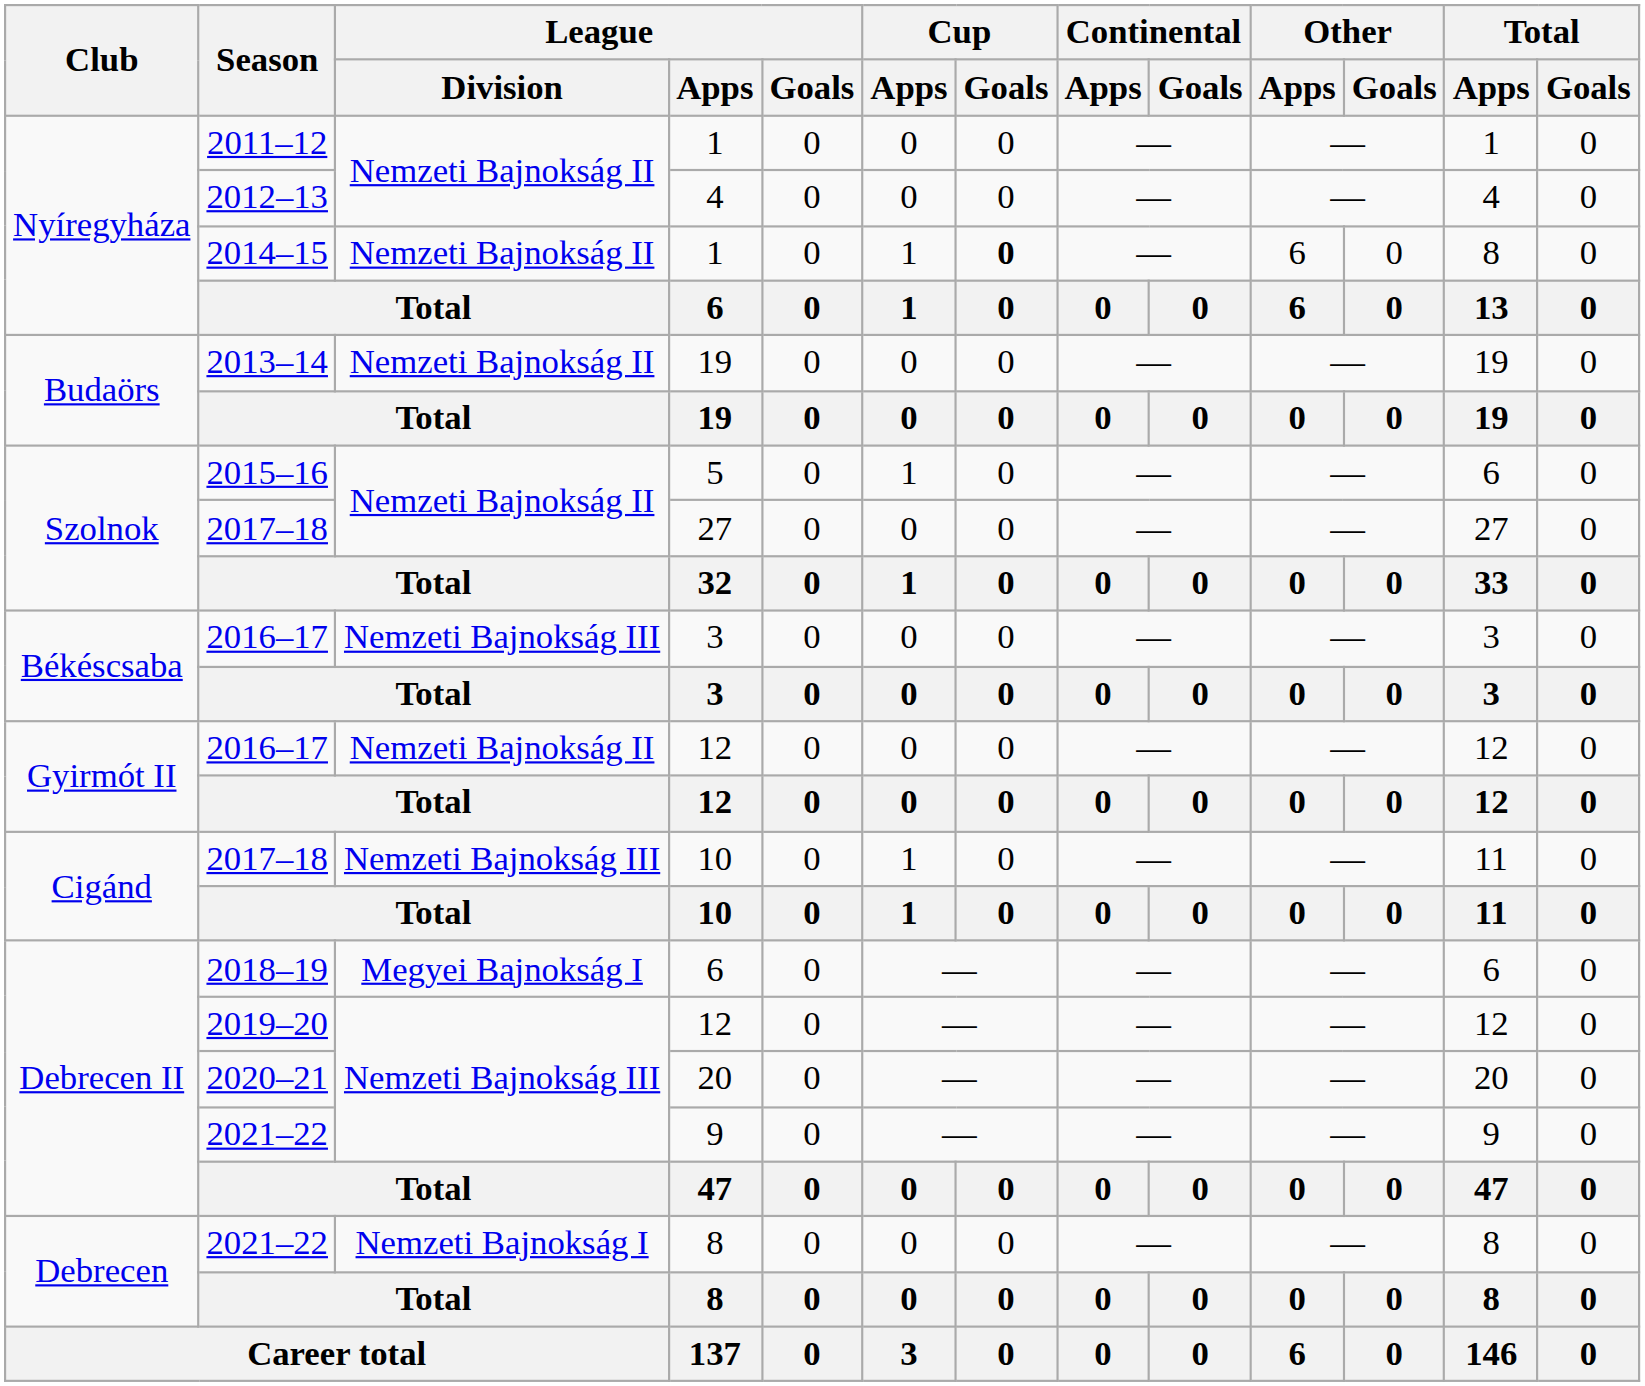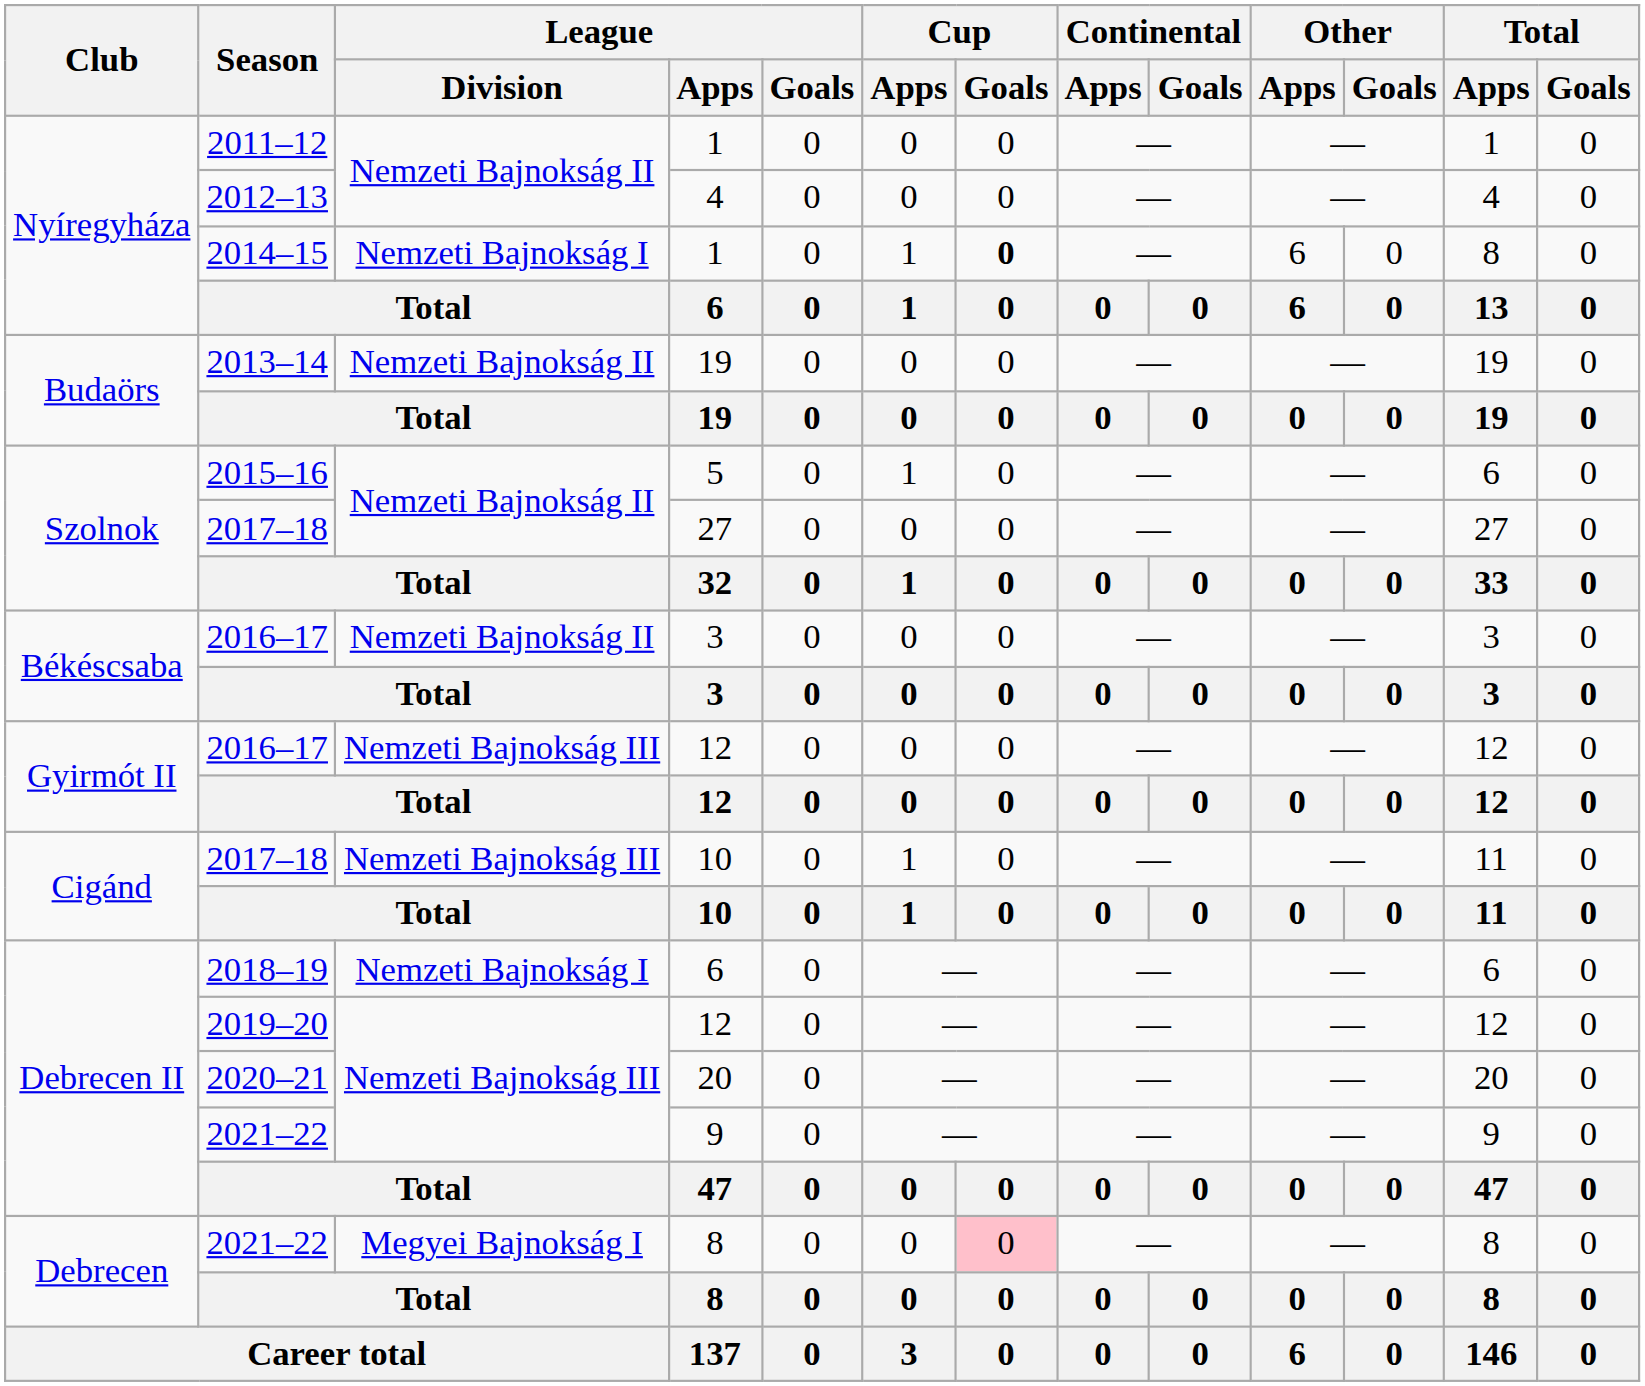(502, 252) Nemzeti Bajnokság II -> (502, 252) Nemzeti Bajnokság I
(502, 637) Nemzeti Bajnokság III -> (502, 637) Nemzeti Bajnokság II
(502, 747) Nemzeti Bajnokság II -> (502, 747) Nemzeti Bajnokság III
(502, 968) Megyei Bajnokság I -> (502, 968) Nemzeti Bajnokság I
(502, 1243) Nemzeti Bajnokság I -> (502, 1243) Megyei Bajnokság I
(1006, 1243) no background -> (1006, 1243) pink background
